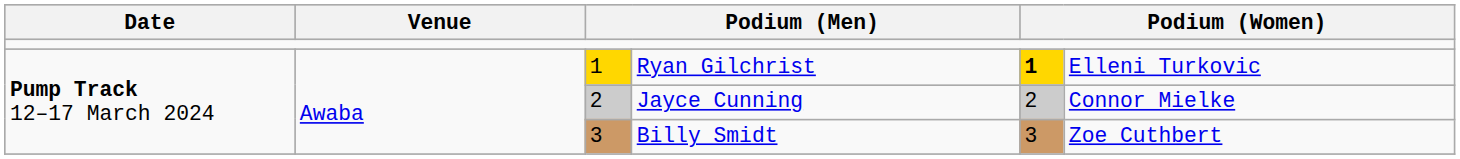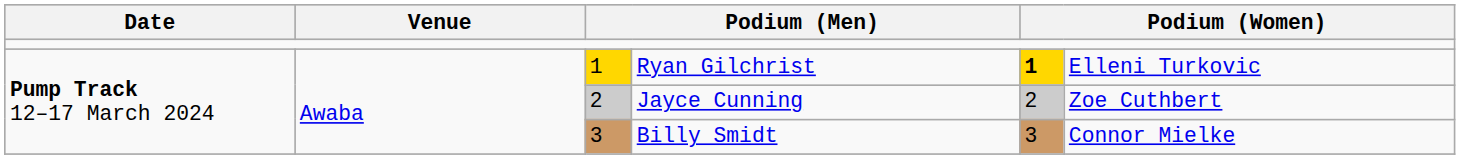(1152, 102) Connor Mielke -> (1146, 102) Zoe Cuthbert
(1146, 137) Zoe Cuthbert -> (1152, 137) Connor Mielke
